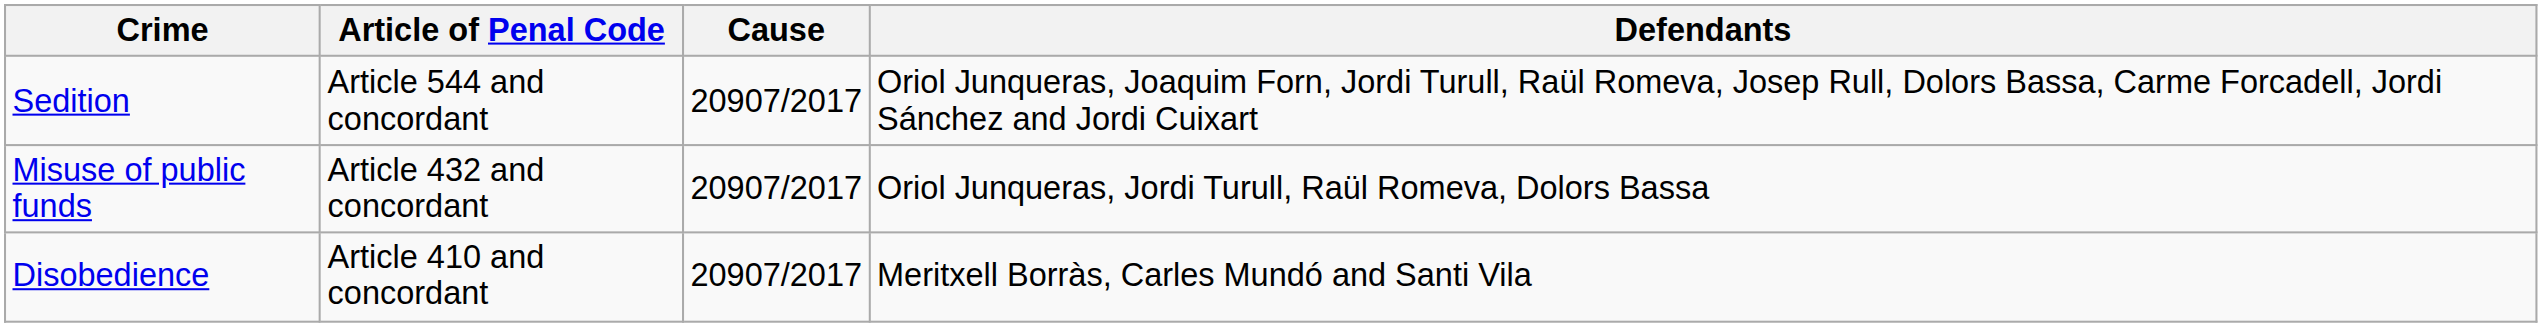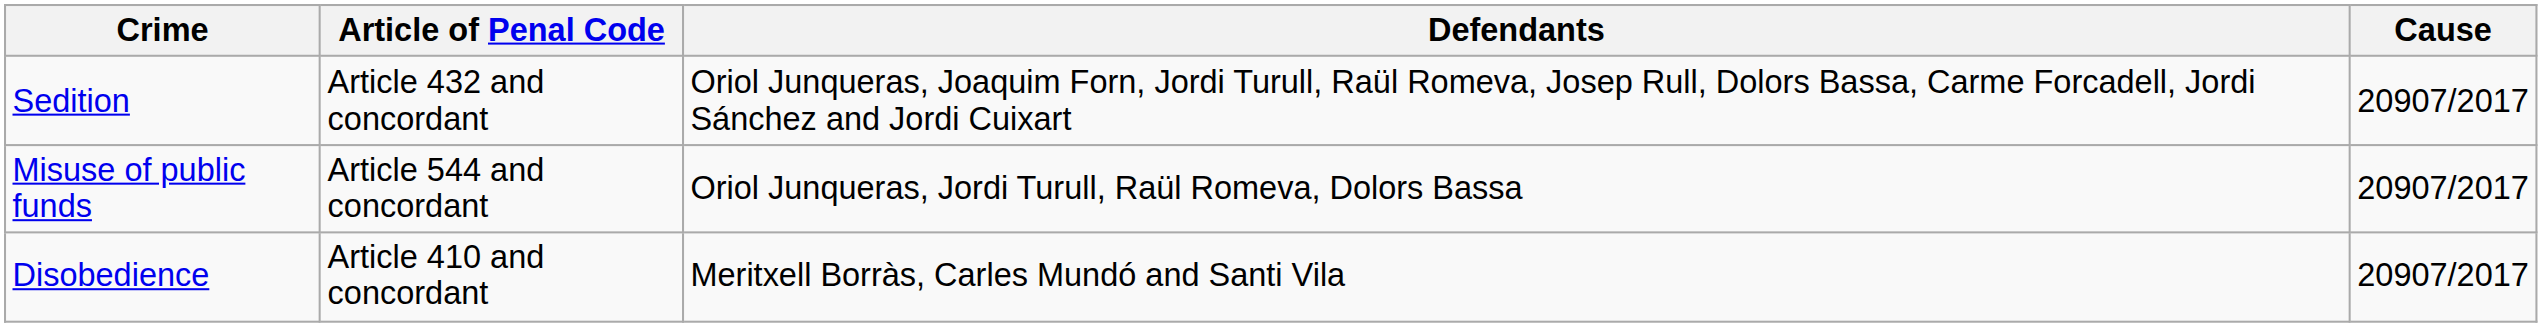columns swapped: (1703, 30) <-> (776, 30)
(436, 100) Article 544 and concordant -> (436, 100) Article 432 and concordant
(436, 188) Article 432 and concordant -> (436, 188) Article 544 and concordant
